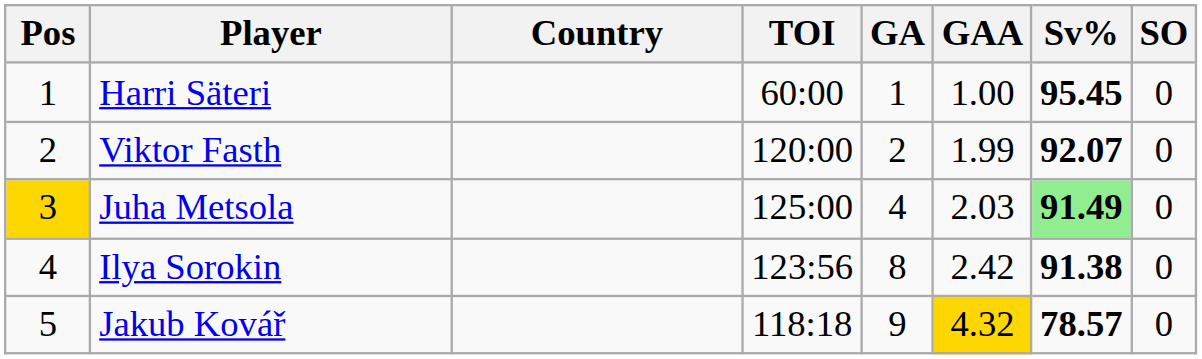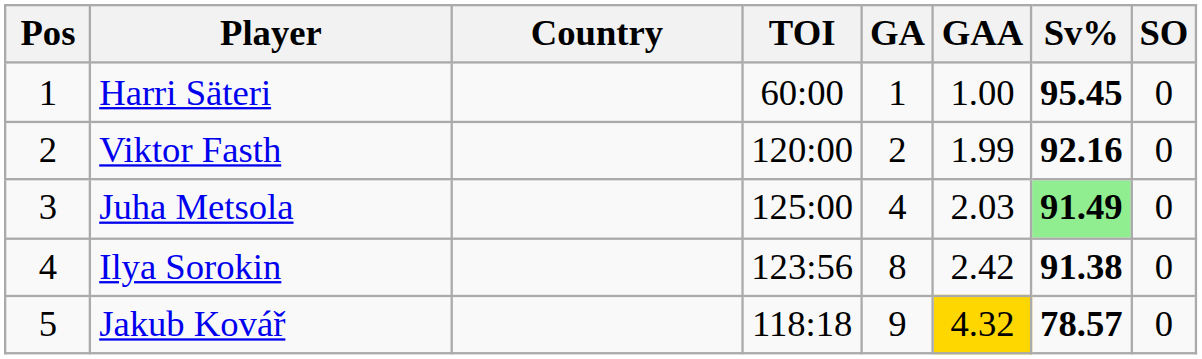(1081, 149) 92.07 -> (1081, 149) 92.16
(48, 207) gold background -> (48, 207) no background
